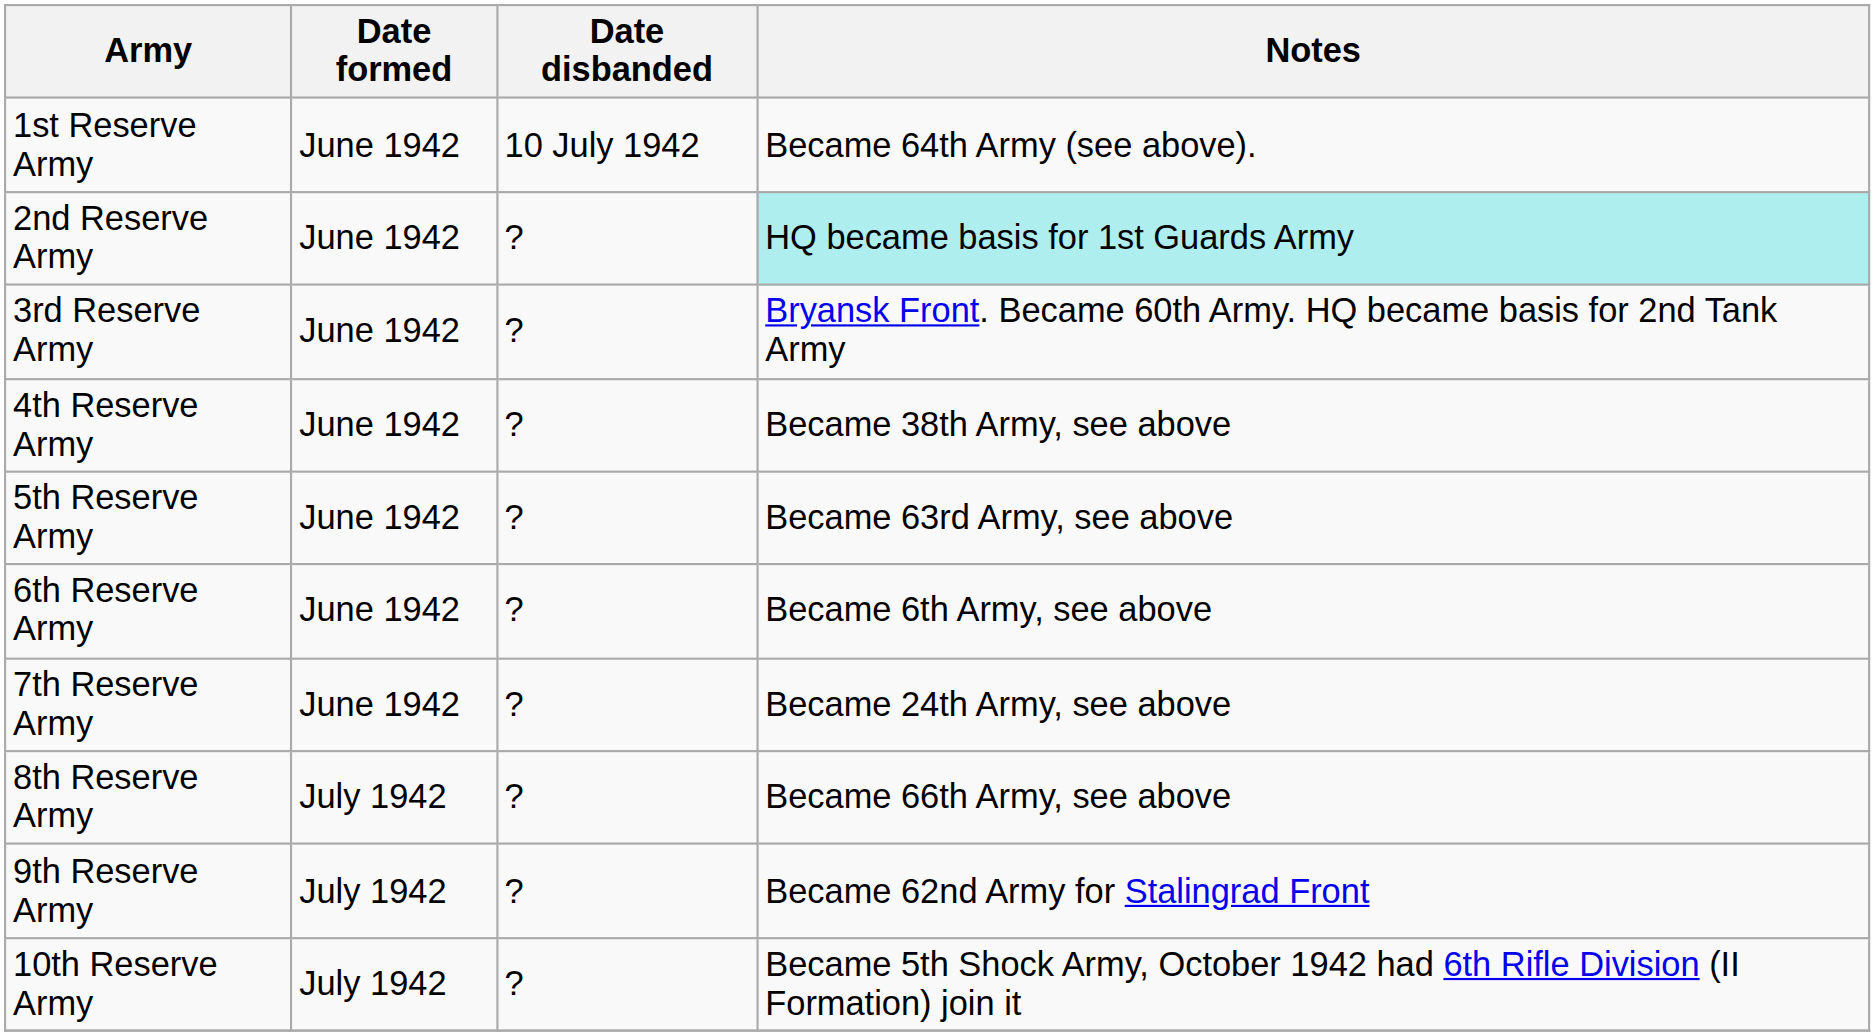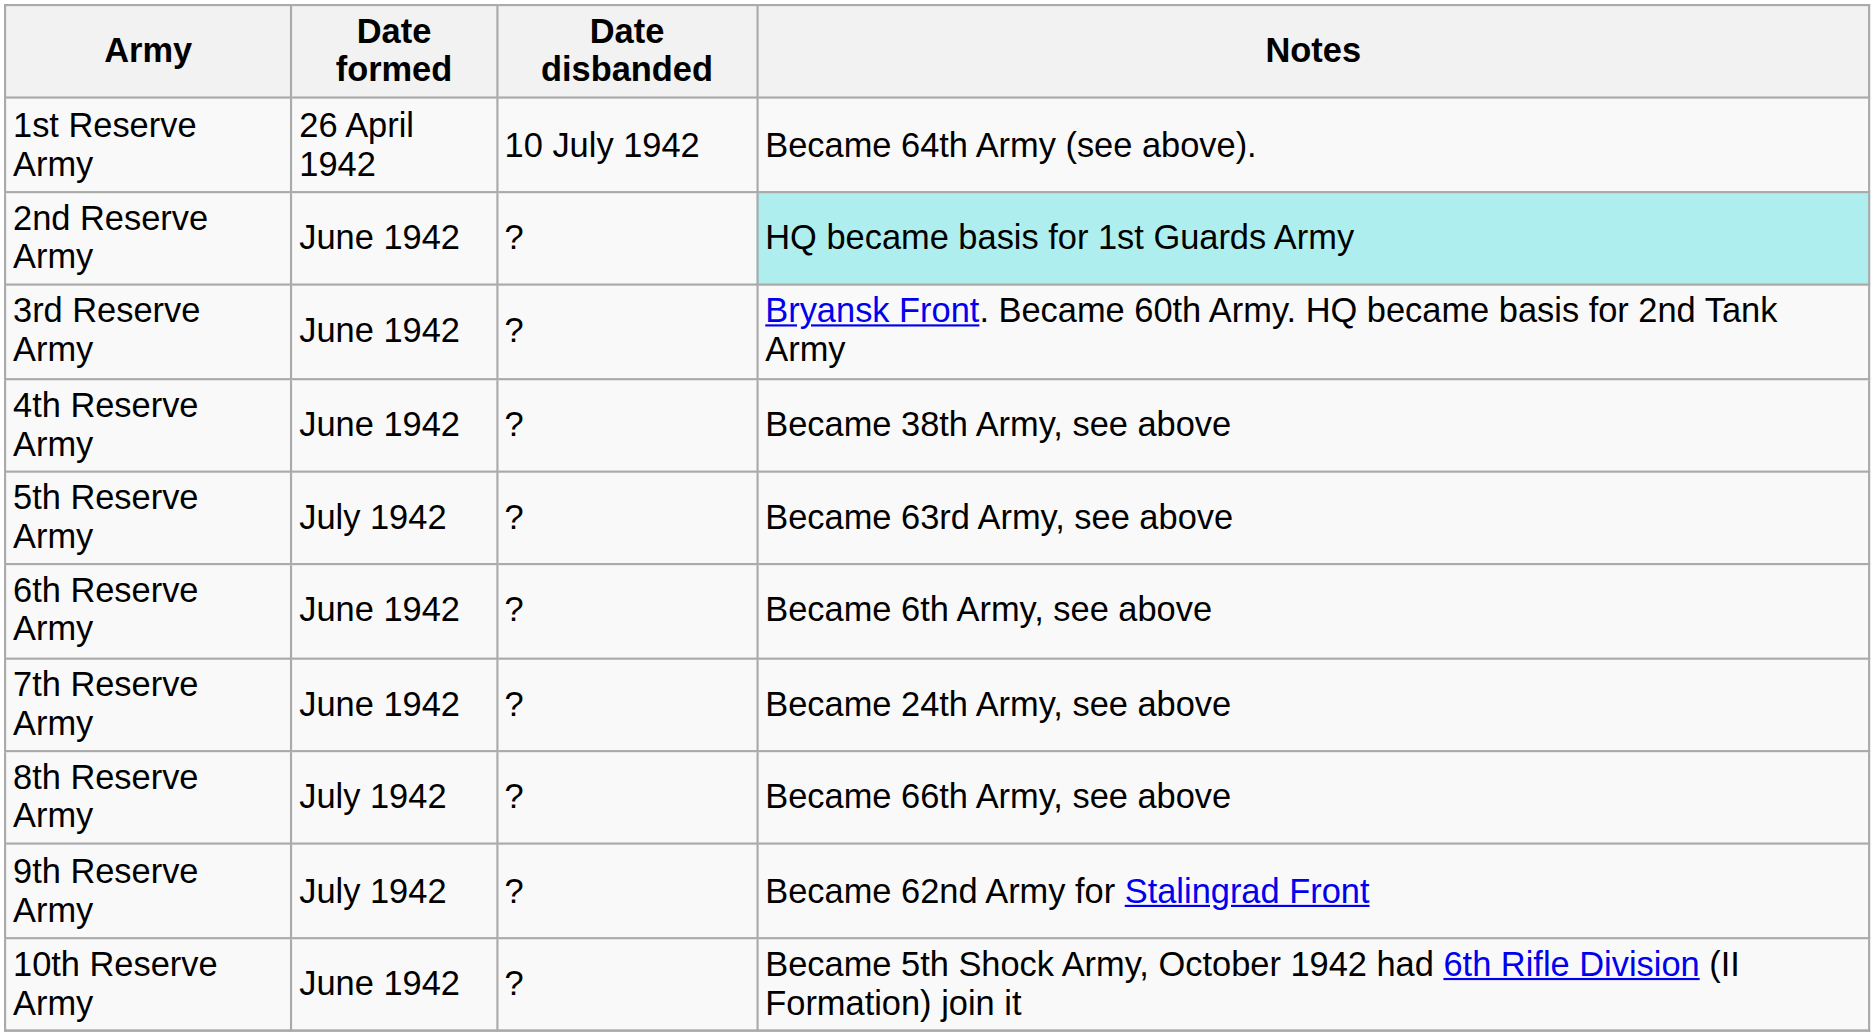(380, 144) June 1942 -> (357, 144) 26 April 1942
(380, 517) June 1942 -> (373, 517) July 1942
(373, 983) July 1942 -> (380, 983) June 1942
